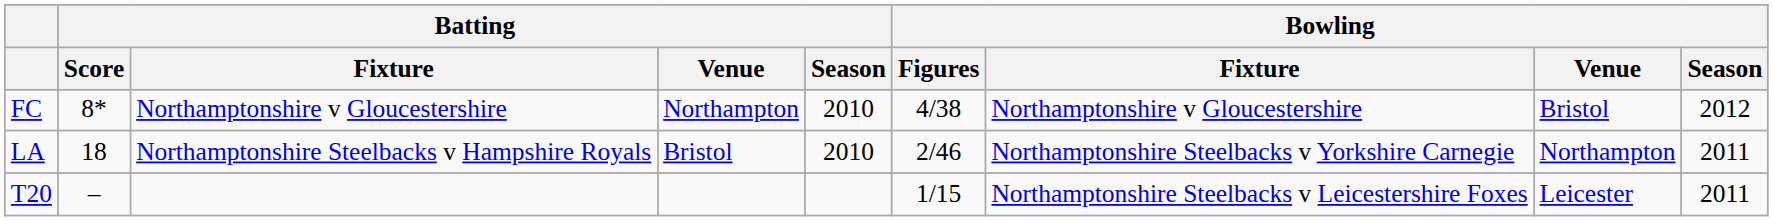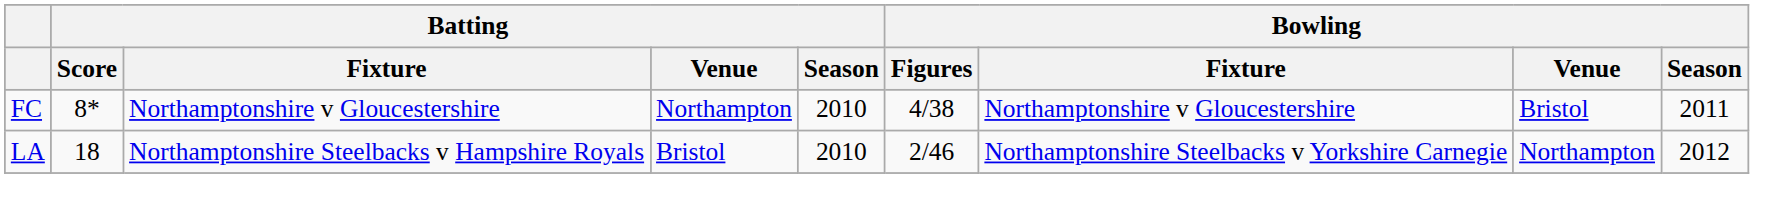(1725, 109) 2012 -> (1704, 109) 2011
(1725, 152) 2011 -> (1704, 152) 2012
- row: (31, 194)
